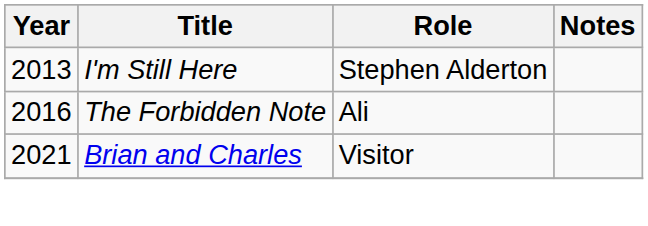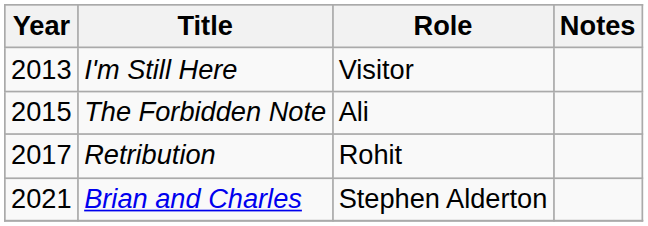(443, 69) Stephen Alderton -> (376, 69) Visitor
(41, 112) 2016 -> (41, 112) 2015
+ row: (150, 155)
(376, 155) Visitor -> (443, 198) Stephen Alderton
